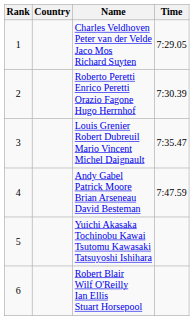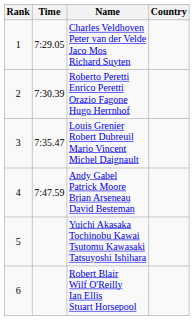columns swapped: (52, 12) <-> (172, 12)
